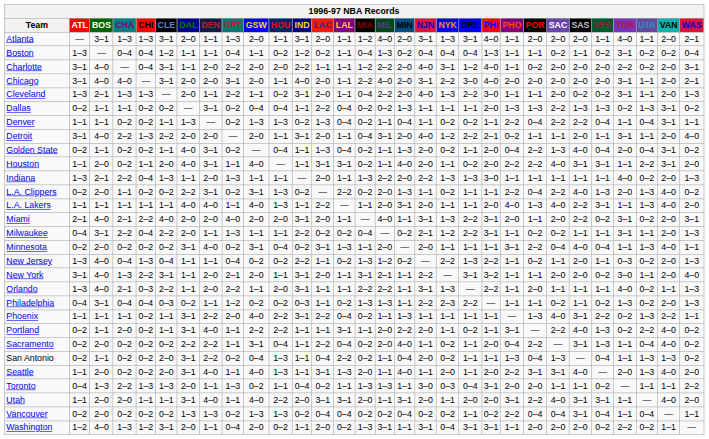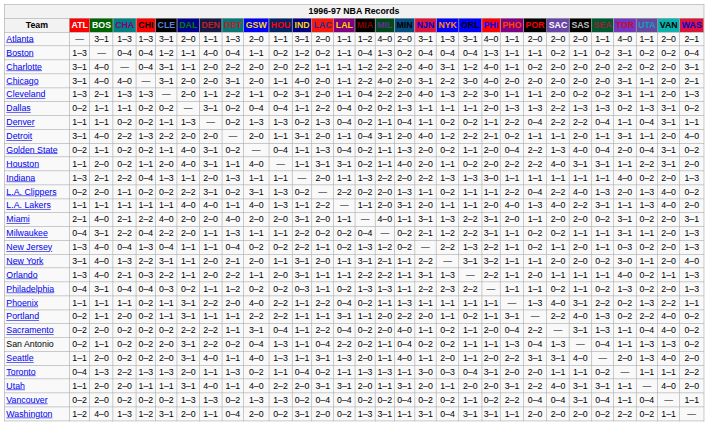(211, 53) 1–1 -> (211, 53) 4–0
(580, 220) 2–2 -> (580, 220) 2–0
- row: (27, 248)
(302, 317) 3–1 -> (302, 303) 1–1
(211, 331) 4–0 -> (211, 317) 1–1
(425, 359) 2–0 -> (425, 345) 0–2
(302, 428) 1–1 -> (302, 414) 3–1
